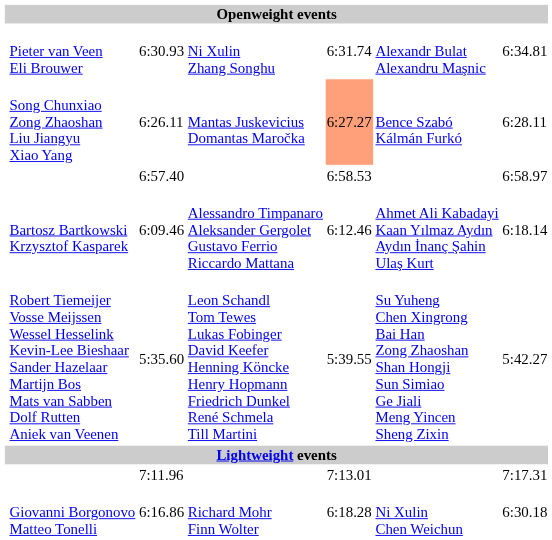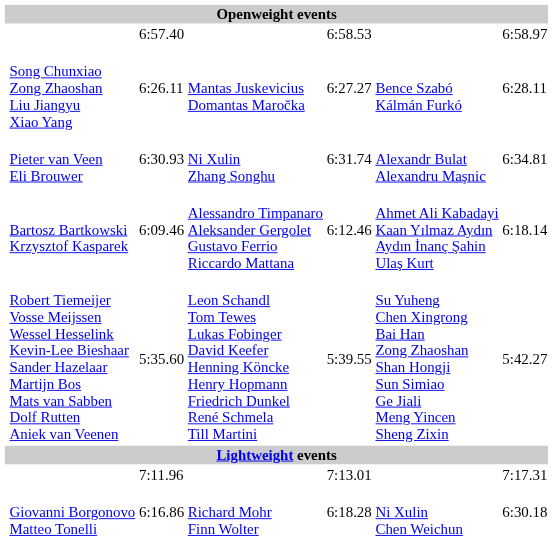rows swapped: (162, 176) <-> (162, 51)
(349, 122) lightsalmon background -> (349, 88) no background
